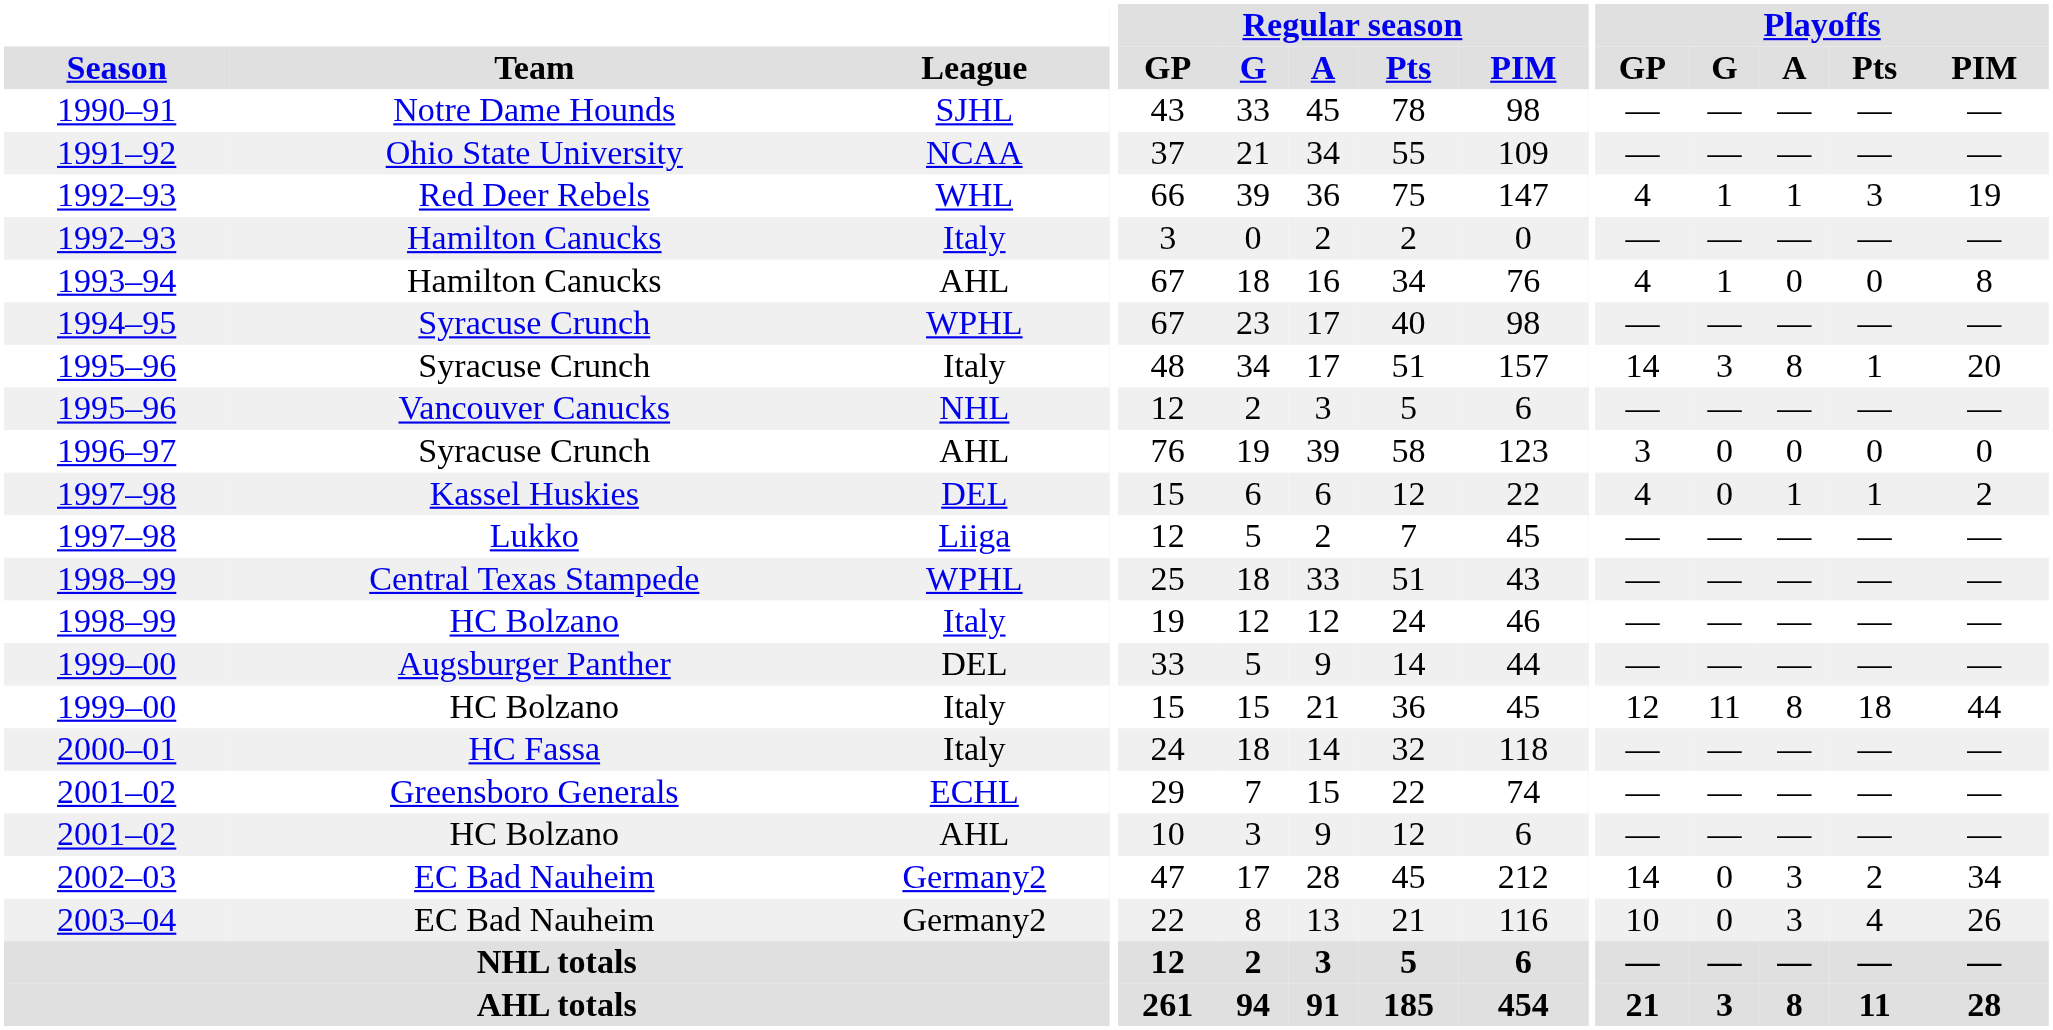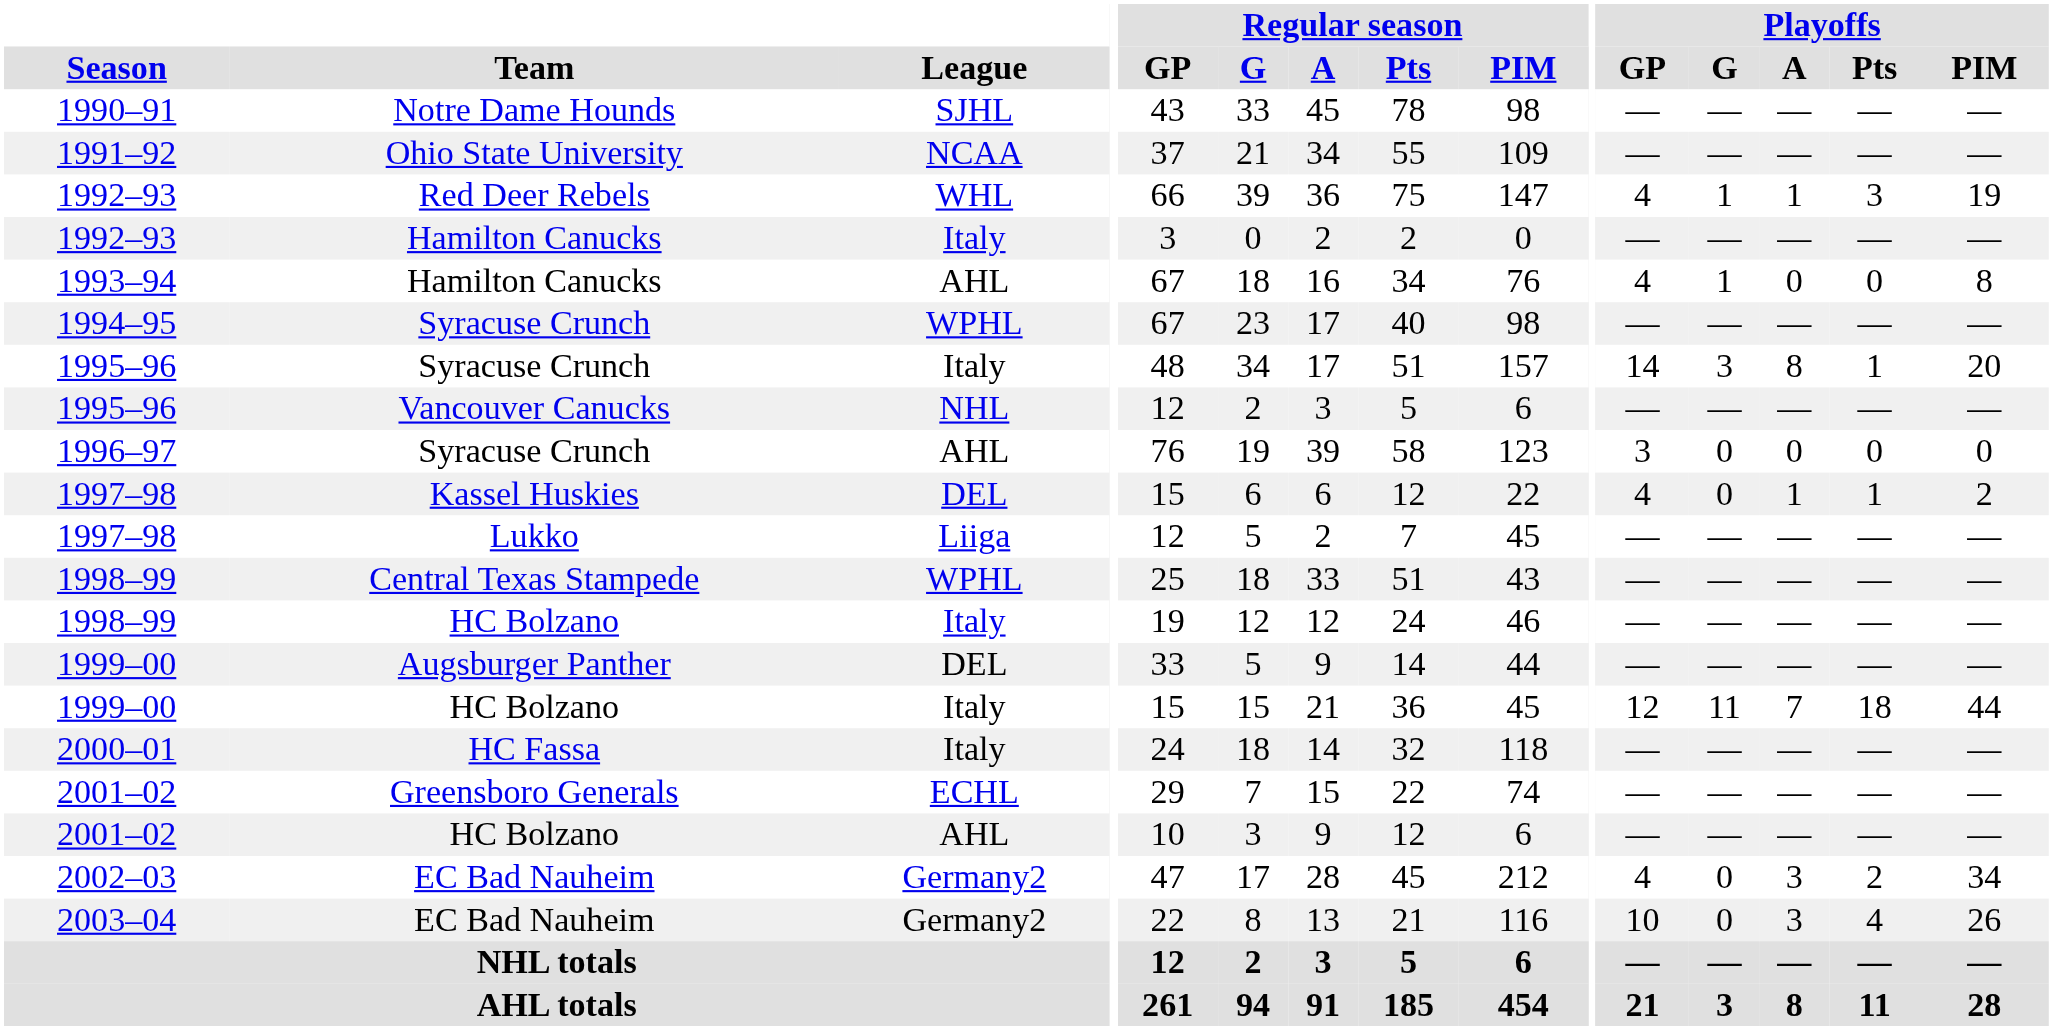(1794, 706) 8 -> (1794, 706) 7
(1642, 876) 14 -> (1642, 876) 4
